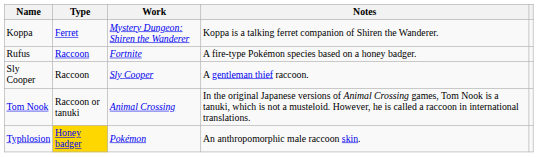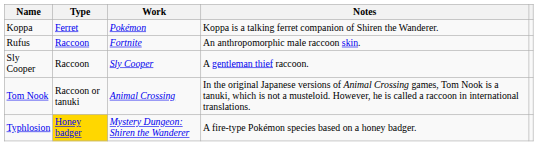(150, 33) Mystery Dungeon: Shiren the Wanderer -> (128, 27) Pokémon
(310, 54) A fire-type Pokémon species based on a honey badger. -> (282, 43) An anthropomorphic male raccoon skin.
(128, 139) Pokémon -> (150, 128) Mystery Dungeon: Shiren the Wanderer
(282, 139) An anthropomorphic male raccoon skin. -> (310, 128) A fire-type Pokémon species based on a honey badger.
